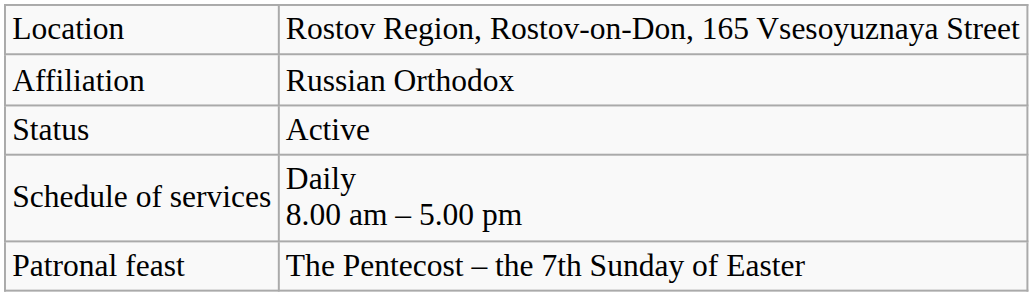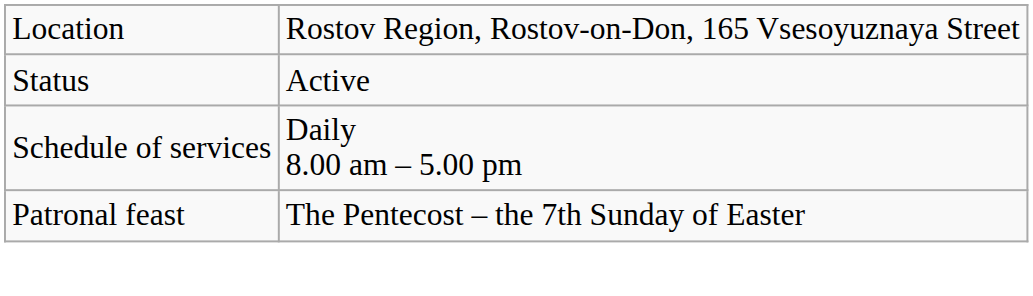- row: (78, 79)
